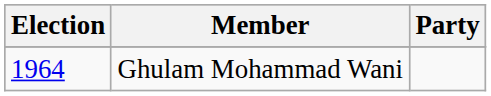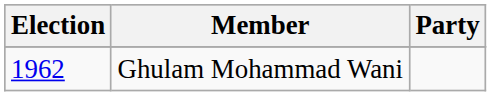(38, 68) 1964 -> (38, 68) 1962
